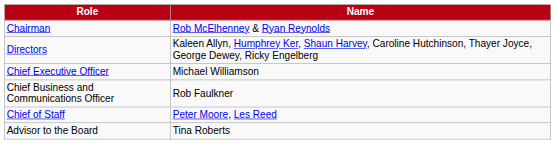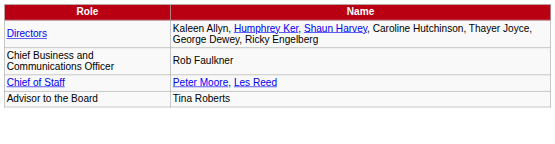- row: (28, 28)
- row: (58, 71)
